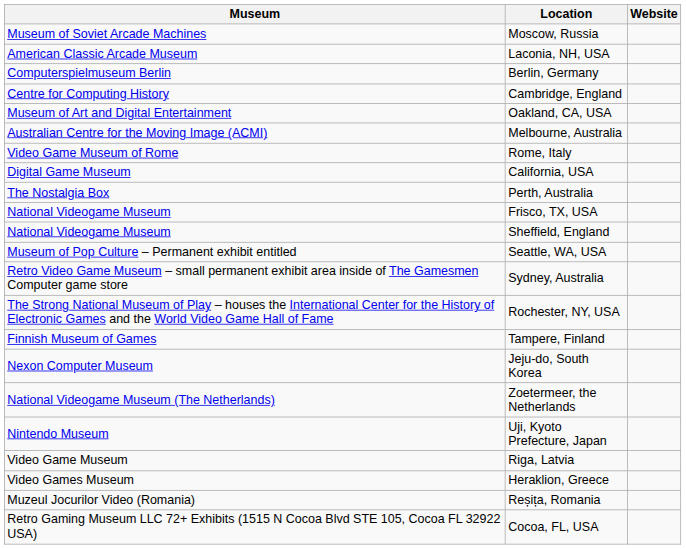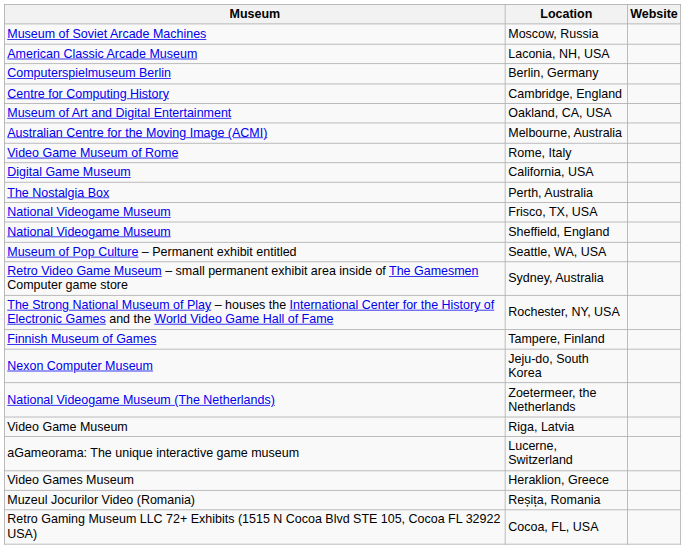- row: (558, 433)
+ row: (541, 453)
